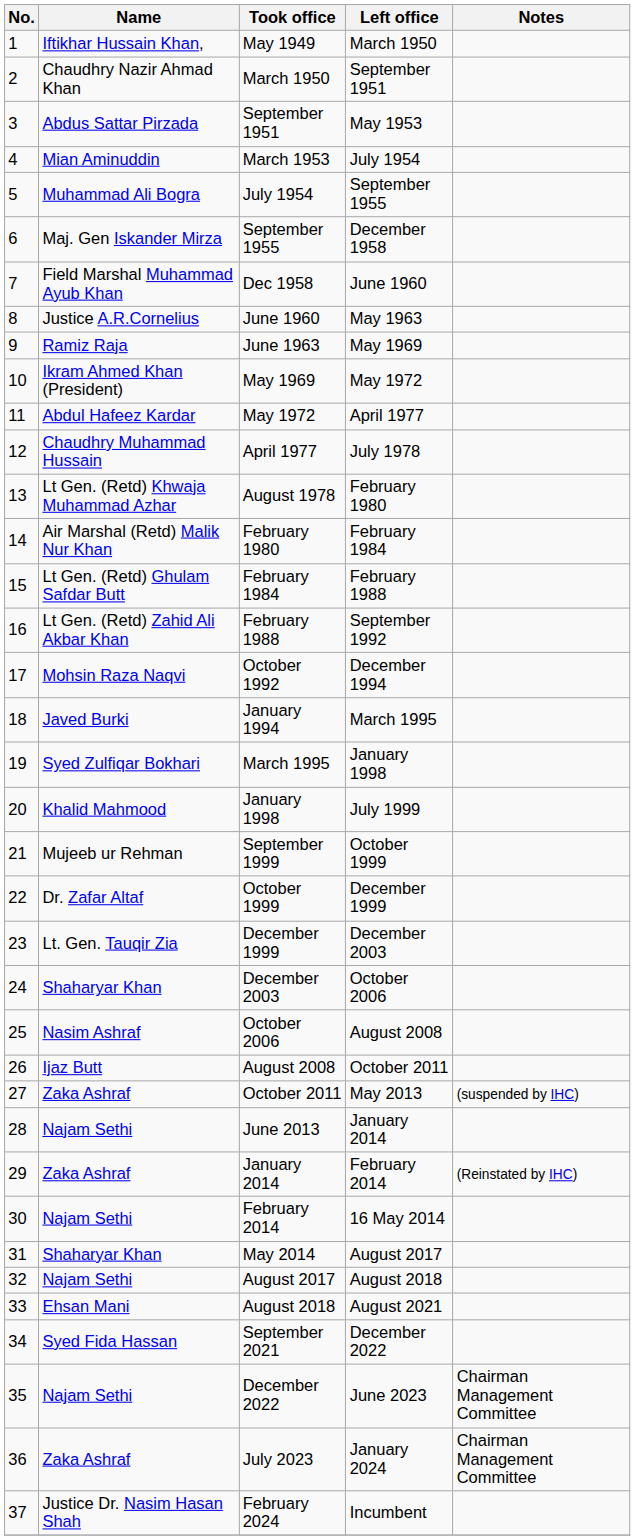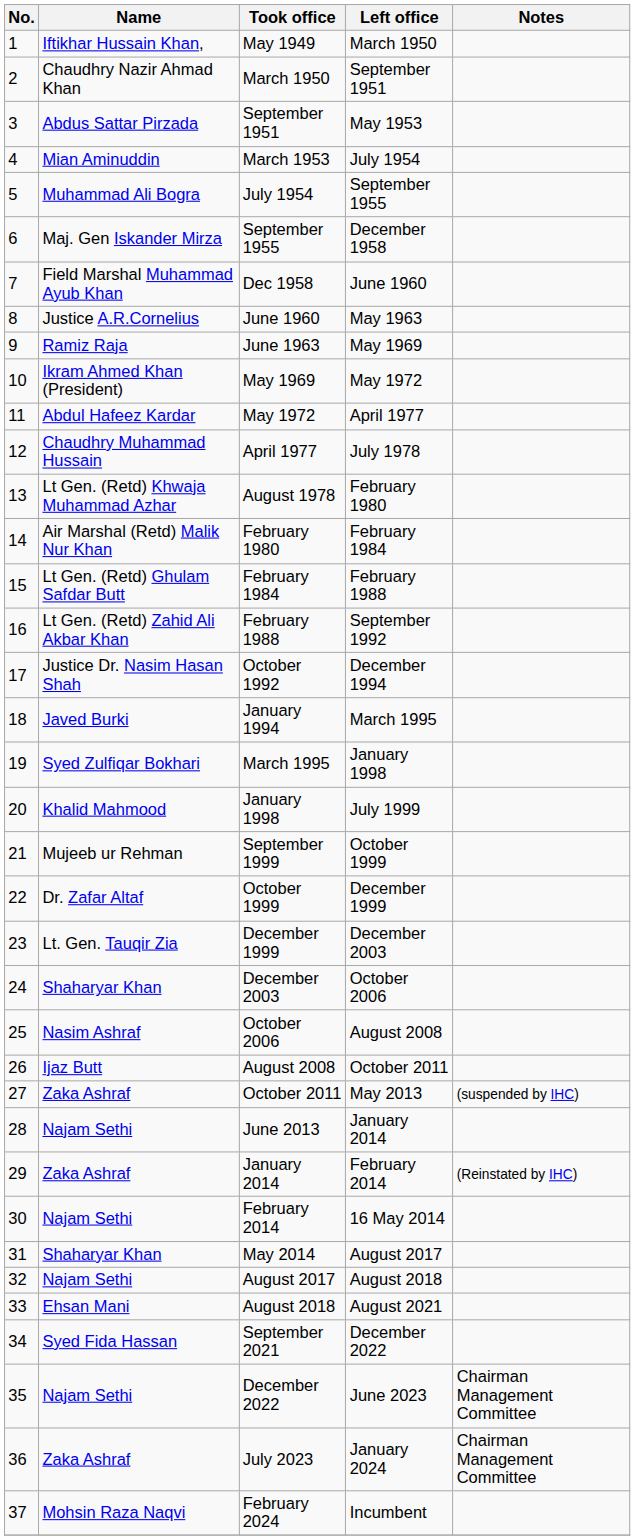(114, 675) Mohsin Raza Naqvi -> (133, 675) Justice Dr. Nasim Hasan Shah
(133, 1512) Justice Dr. Nasim Hasan Shah -> (114, 1512) Mohsin Raza Naqvi
